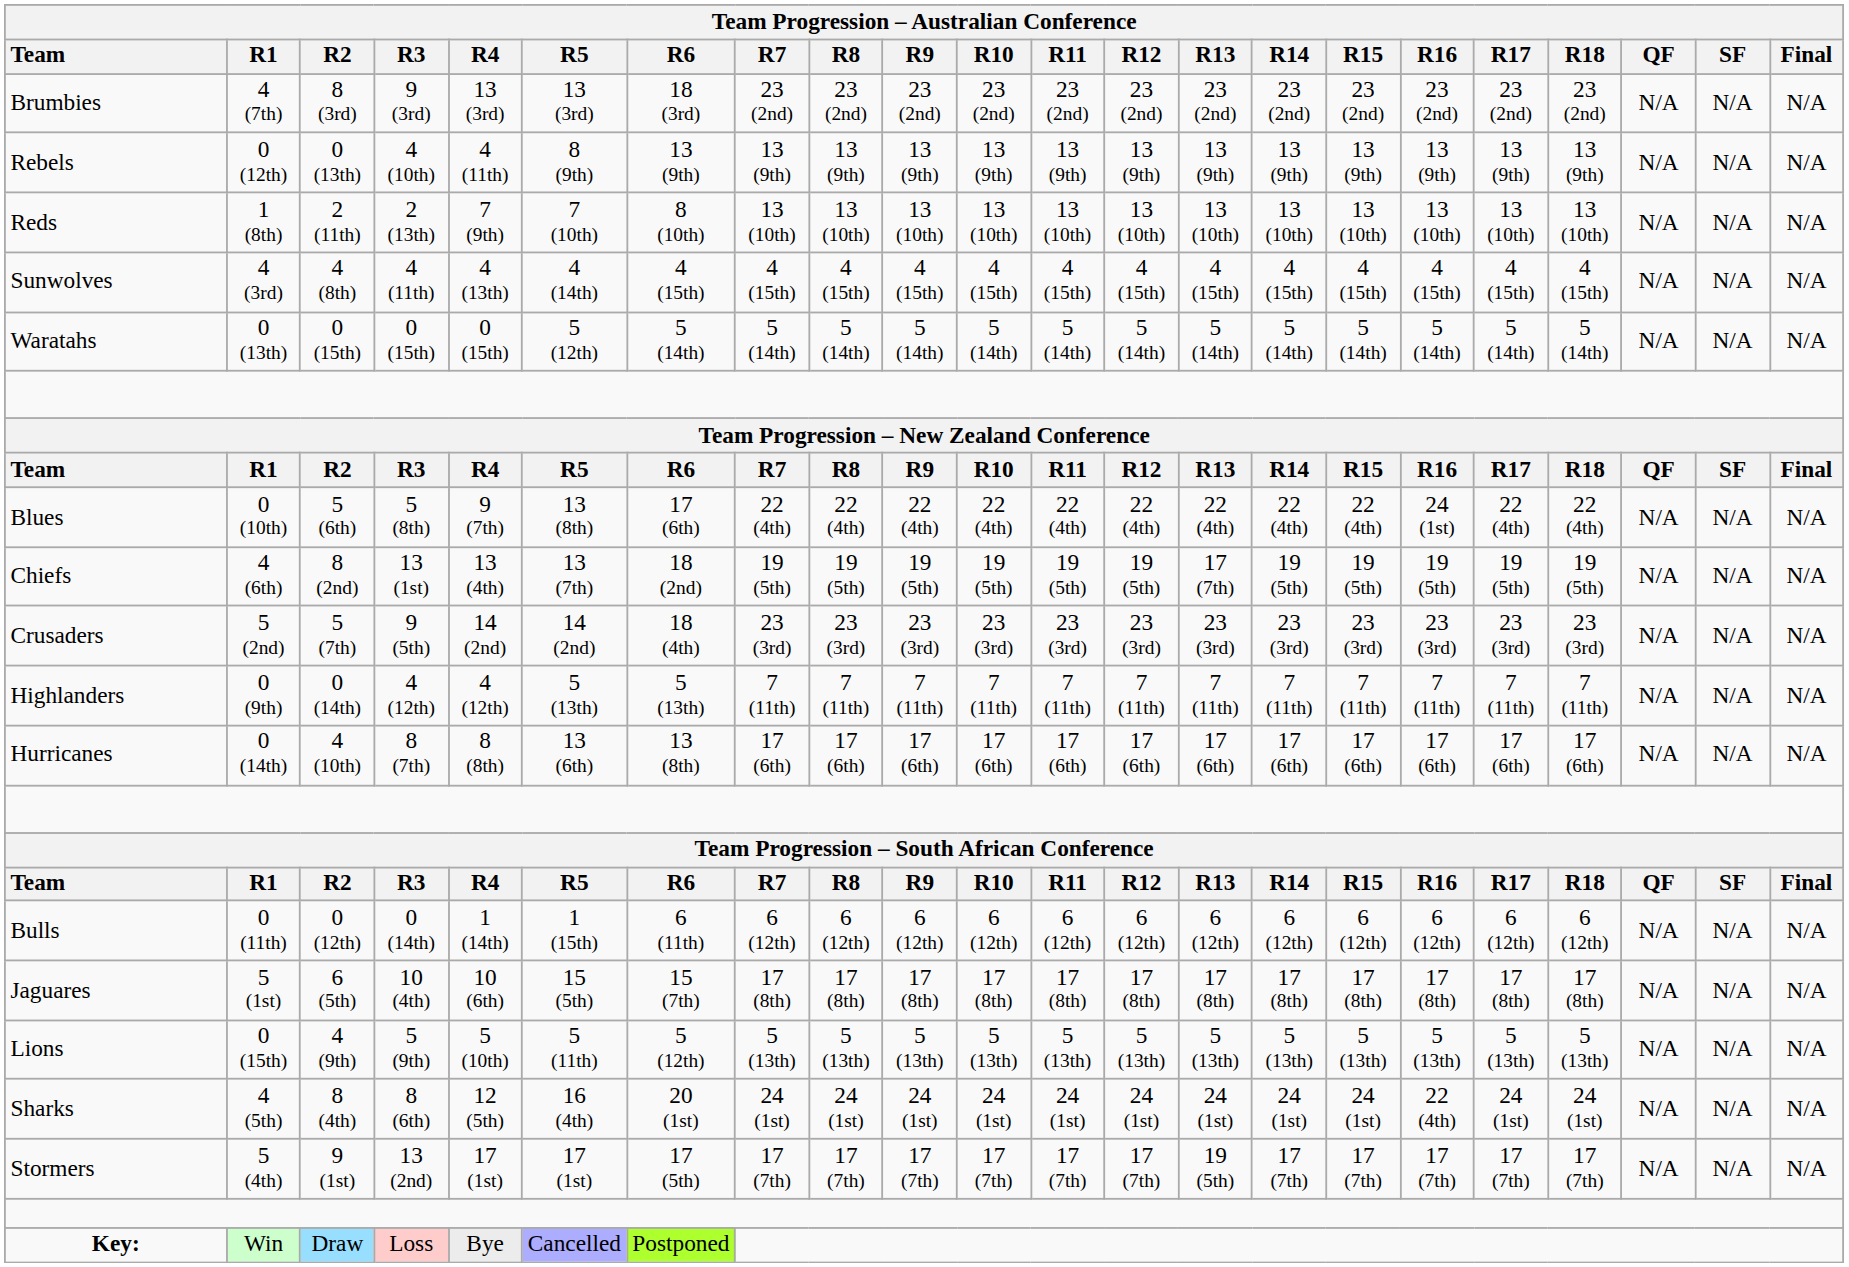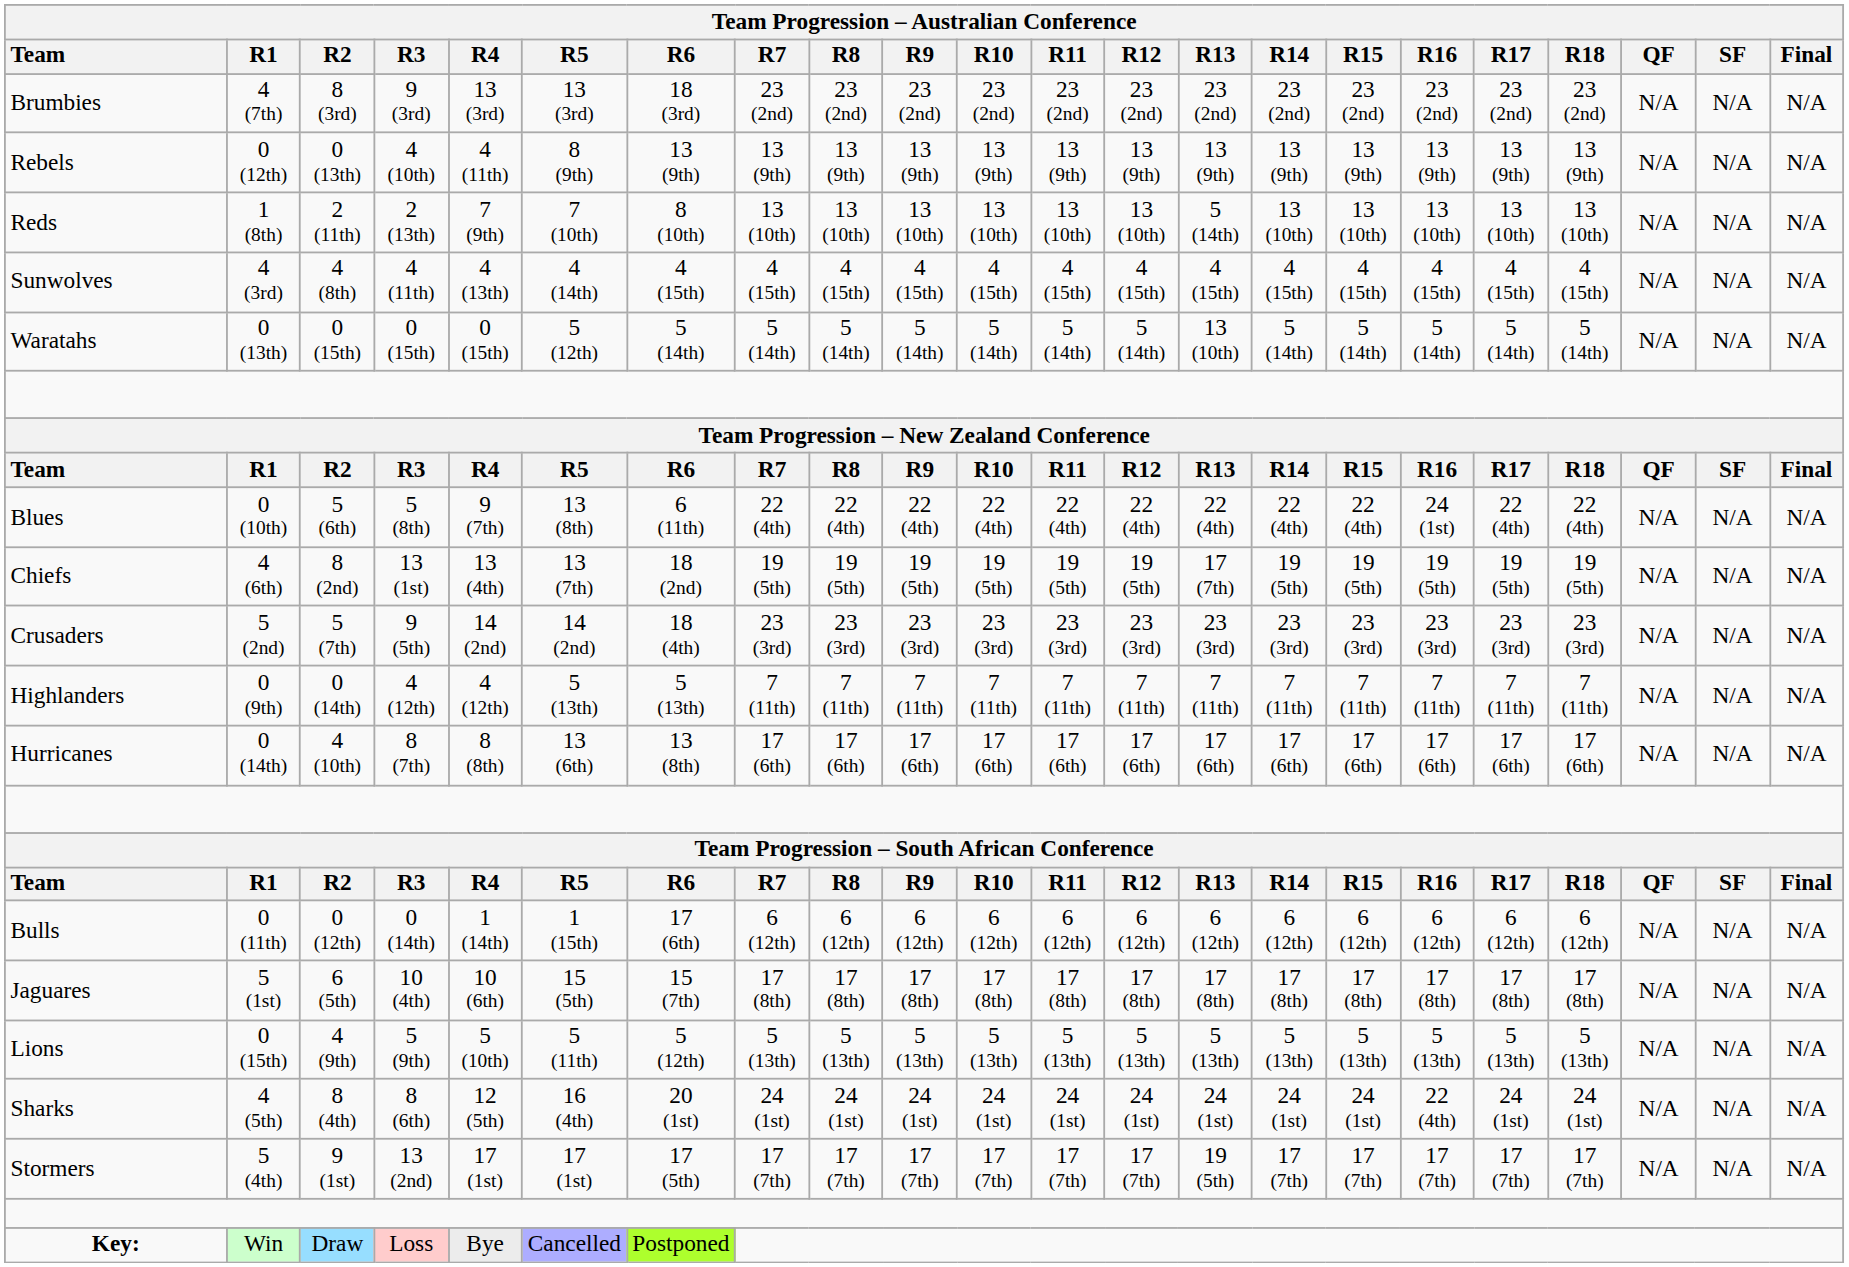(1215, 220) 13 (10th) -> (1215, 220) 5 (14th)
(1215, 339) 5 (14th) -> (1215, 339) 13 (10th)
(681, 514) 17 (6th) -> (681, 514) 6 (11th)
(681, 928) 6 (11th) -> (681, 928) 17 (6th)
